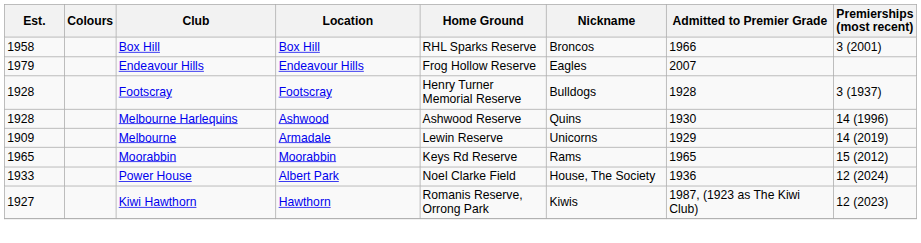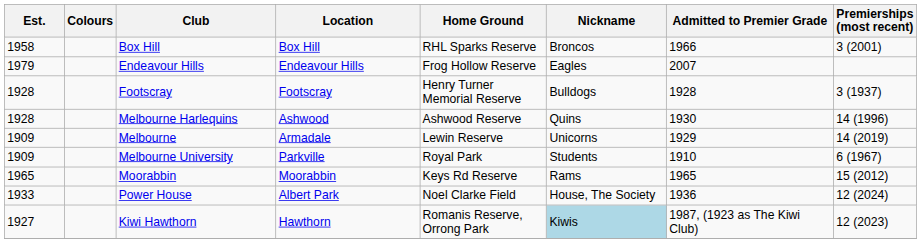+ row: (176, 157)
(564, 202) no background -> (564, 221) lightblue background
